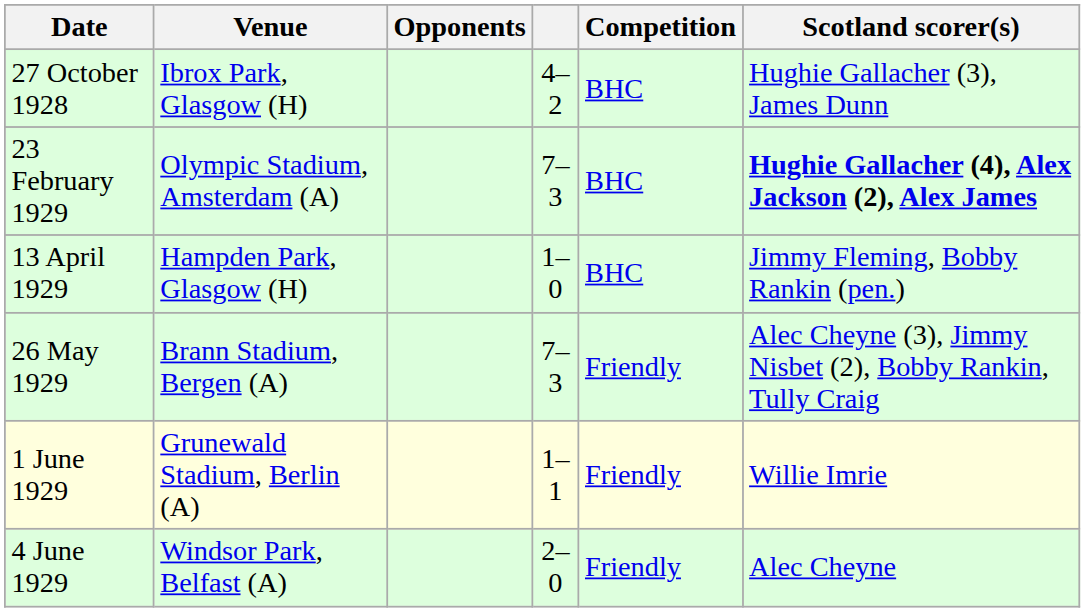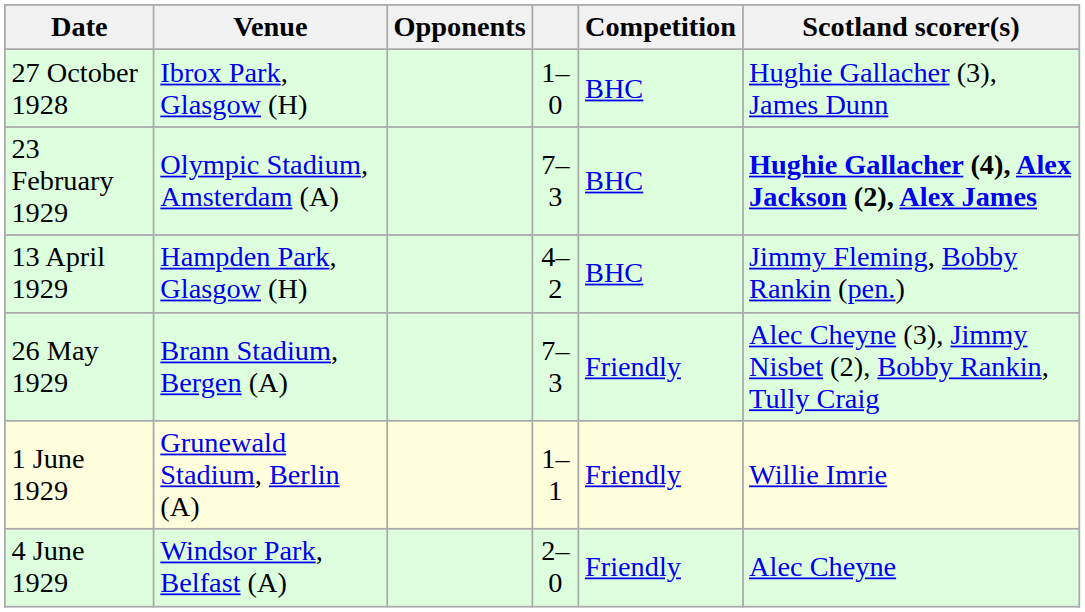(555, 87) 4–2 -> (555, 87) 1–0
(555, 273) 1–0 -> (555, 273) 4–2
